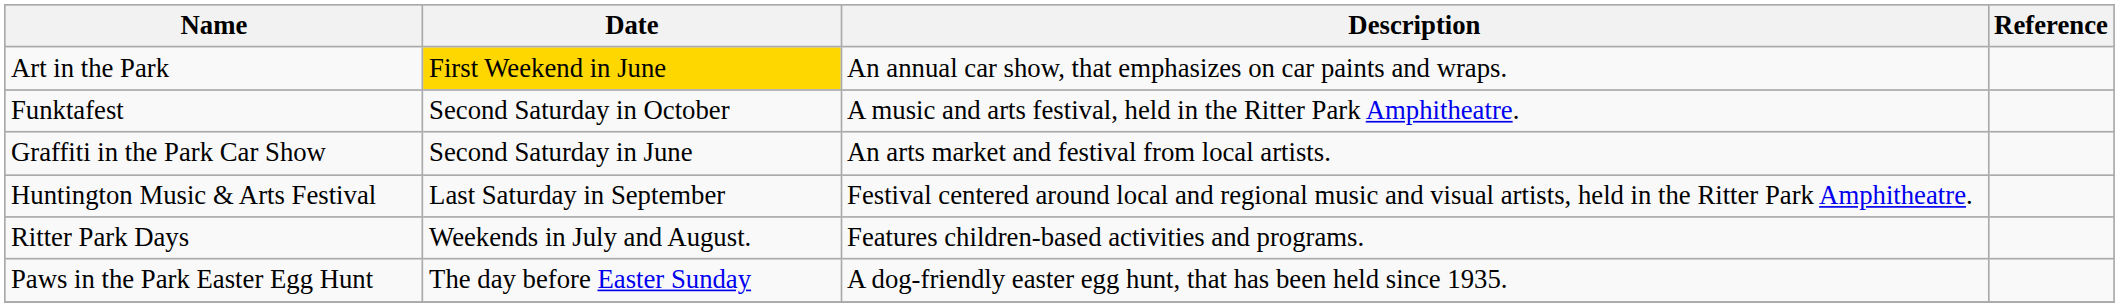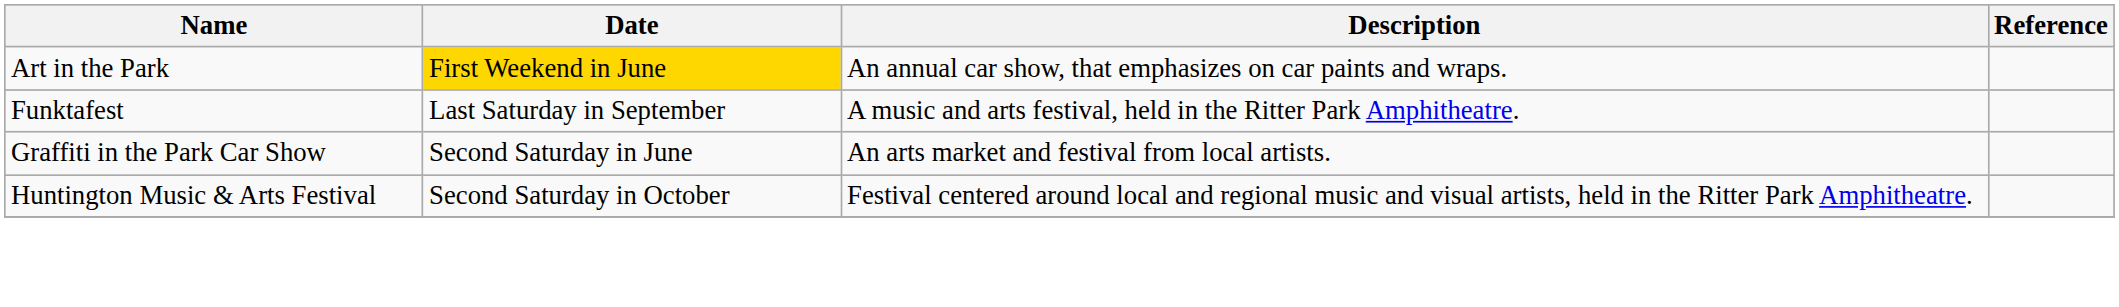(579, 110) Second Saturday in October -> (577, 110) Last Saturday in September
(577, 195) Last Saturday in September -> (579, 195) Second Saturday in October
- row: (100, 237)
- row: (192, 279)
